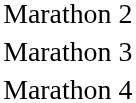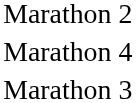rows swapped: (68, 51) <-> (68, 90)
